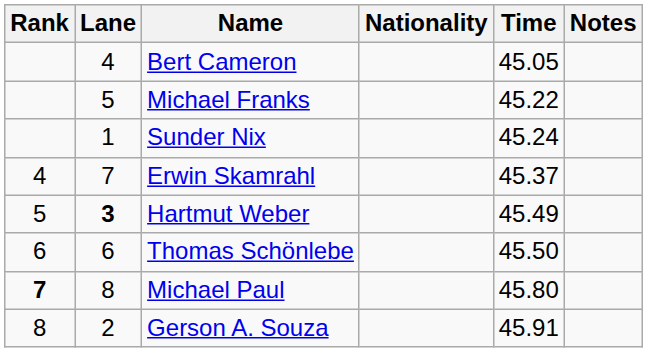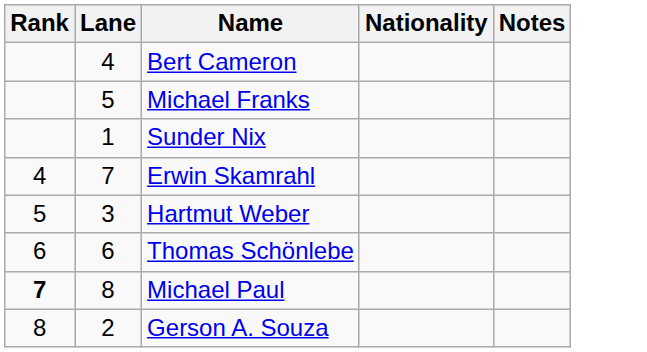- column: (529, 23)
(108, 213) bold -> (108, 213) normal
